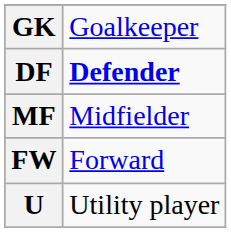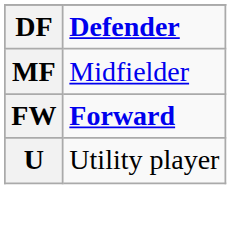- row: (34, 26)
(117, 159) normal -> (122, 115) bold
